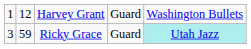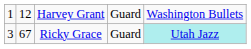(25, 33) 59 -> (25, 33) 67
